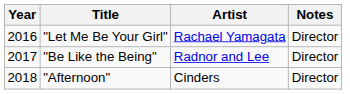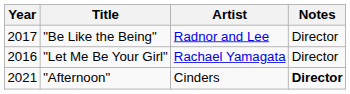rows swapped: (105, 36) <-> (100, 57)
(22, 78) 2018 -> (22, 78) 2021
(315, 78) normal -> (317, 78) bold
